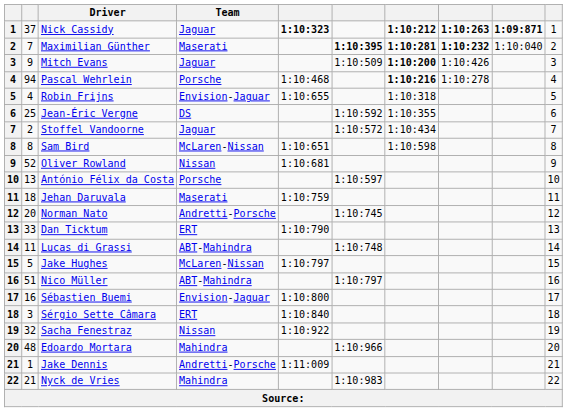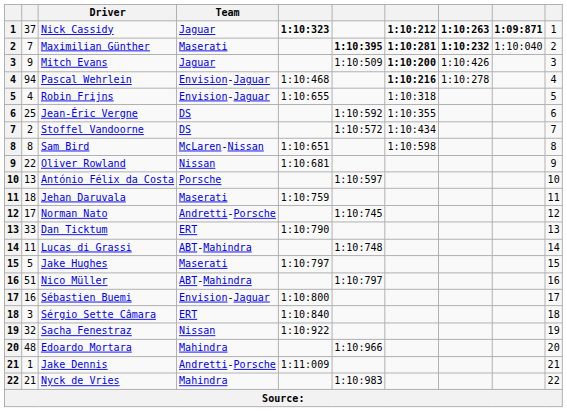(200, 80) Porsche -> (224, 80) Envision-Jaguar
(197, 130) Jaguar -> (185, 130) DS
(30, 164) 52 -> (30, 164) 22
(30, 214) 20 -> (30, 214) 17
(221, 264) McLaren-Nissan -> (203, 264) Maserati
